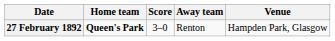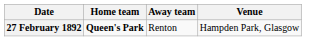- column: (160, 12)
